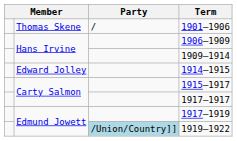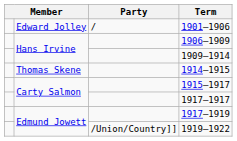(49, 26) Thomas Skene -> (51, 26) Edward Jolley
(51, 70) Edward Jolley -> (49, 70) Thomas Skene
(134, 129) lightblue background -> (134, 129) no background
